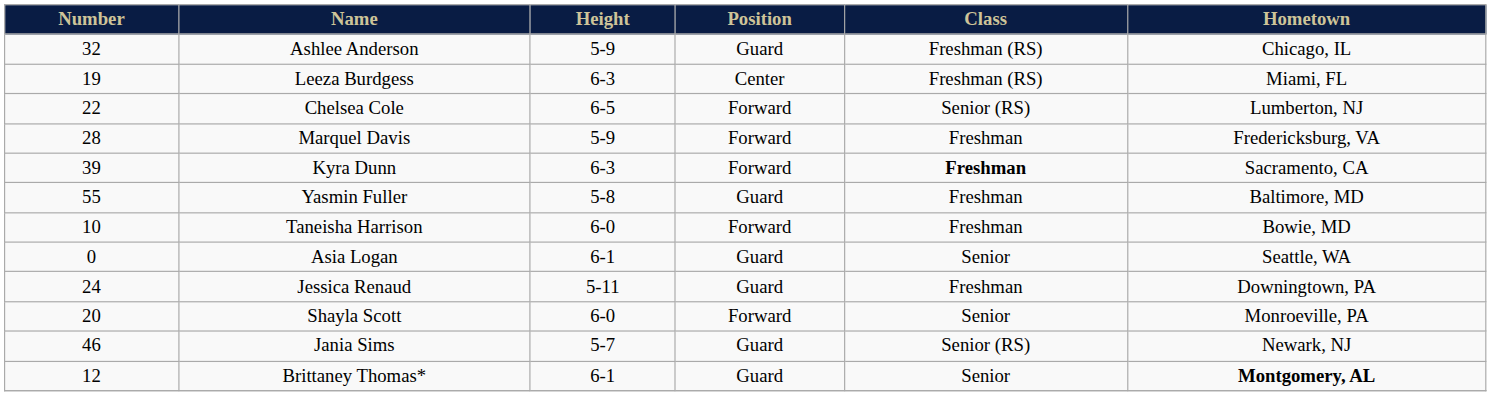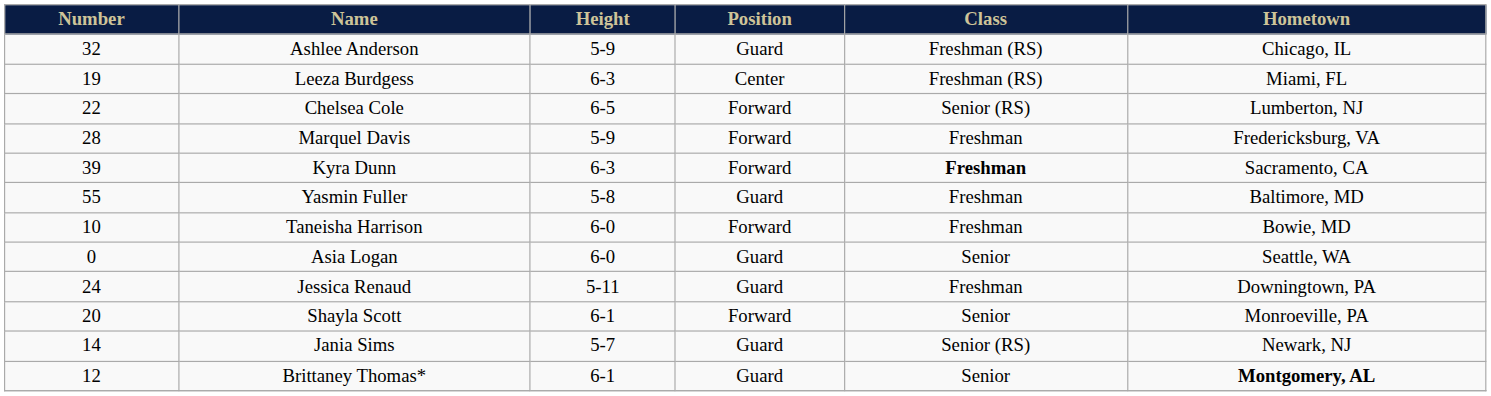(603, 256) 6-1 -> (603, 256) 6-0
(603, 316) 6-0 -> (603, 316) 6-1
(91, 345) 46 -> (91, 345) 14
